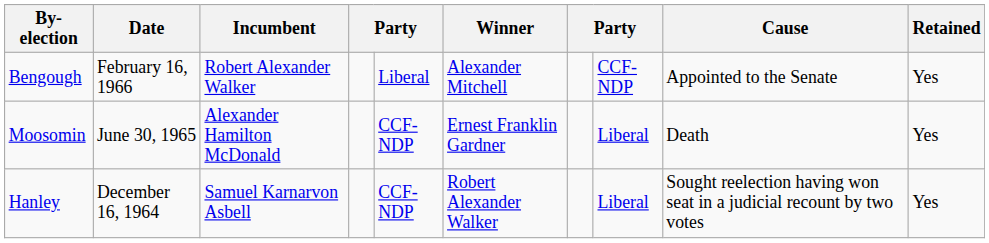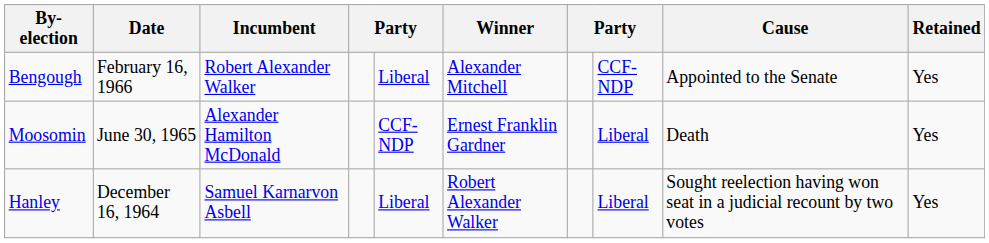(398, 202) CCF-NDP -> (404, 202) Liberal
